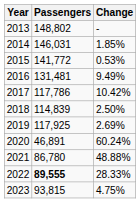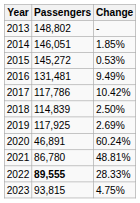(52, 45) 146,031 -> (52, 45) 146,051
(52, 61) 141,772 -> (52, 61) 145,272
(113, 158) 48.88% -> (113, 158) 48.81%
